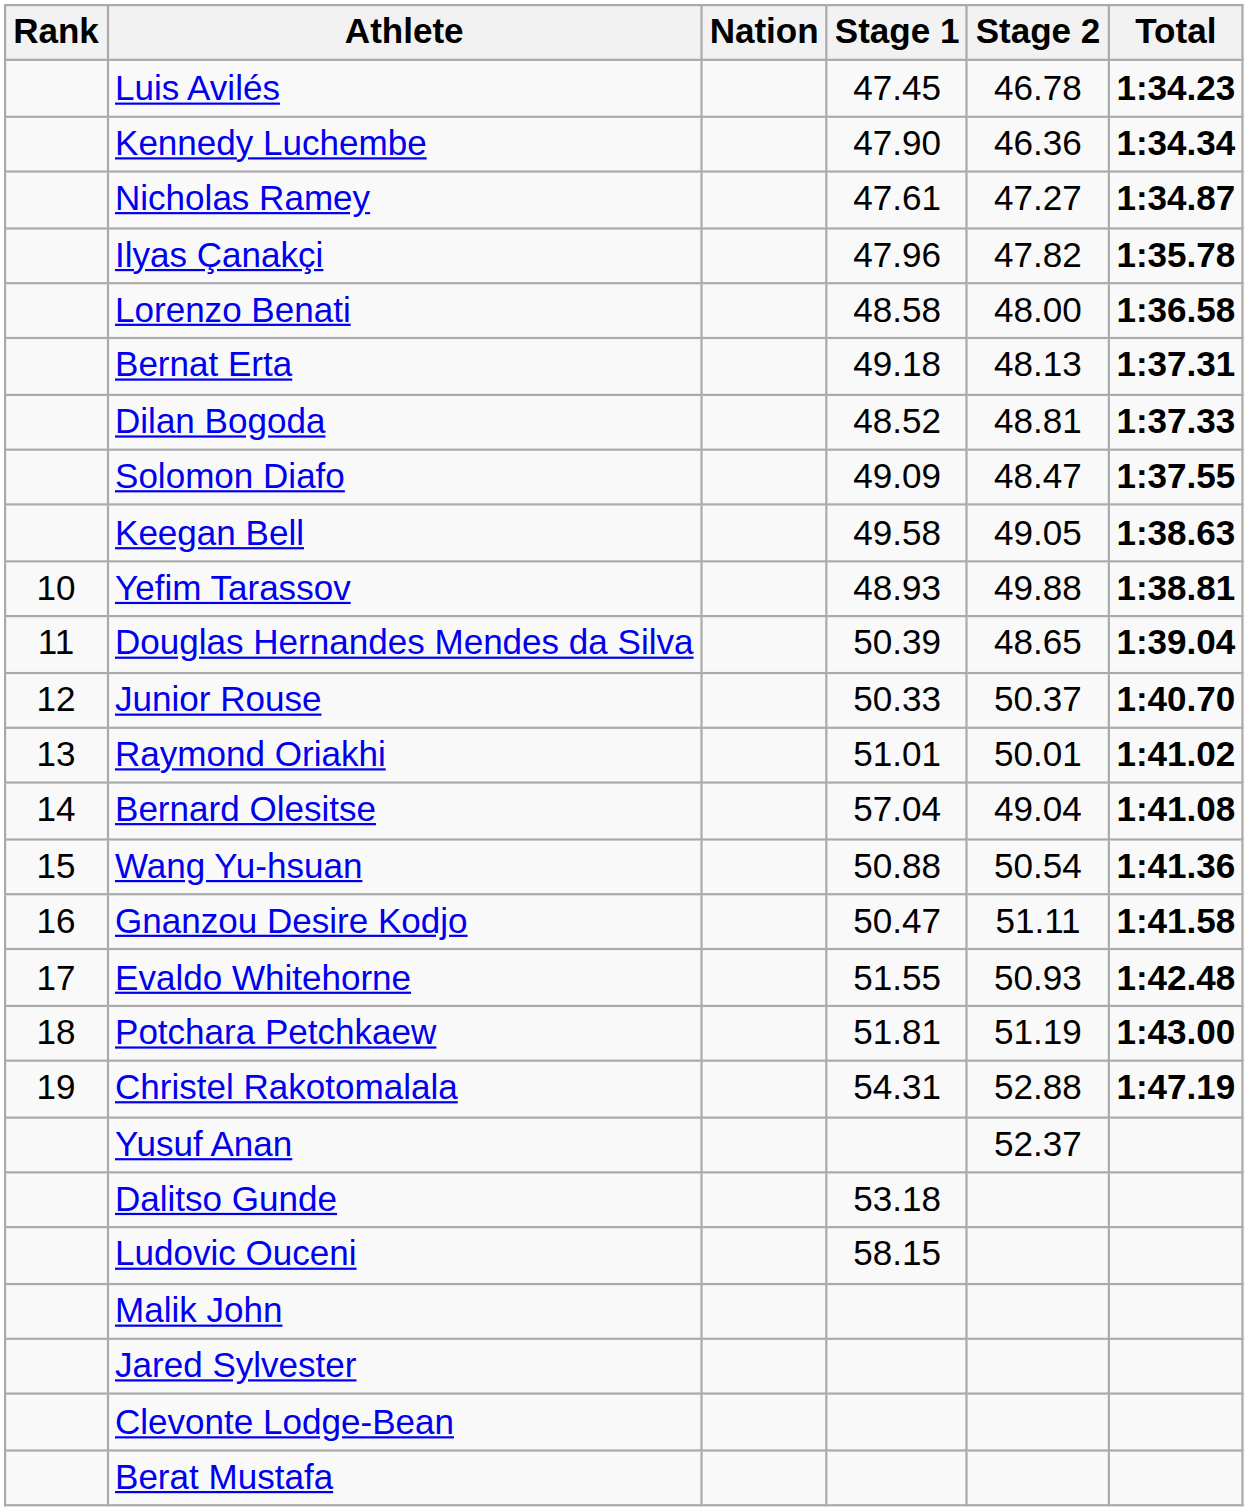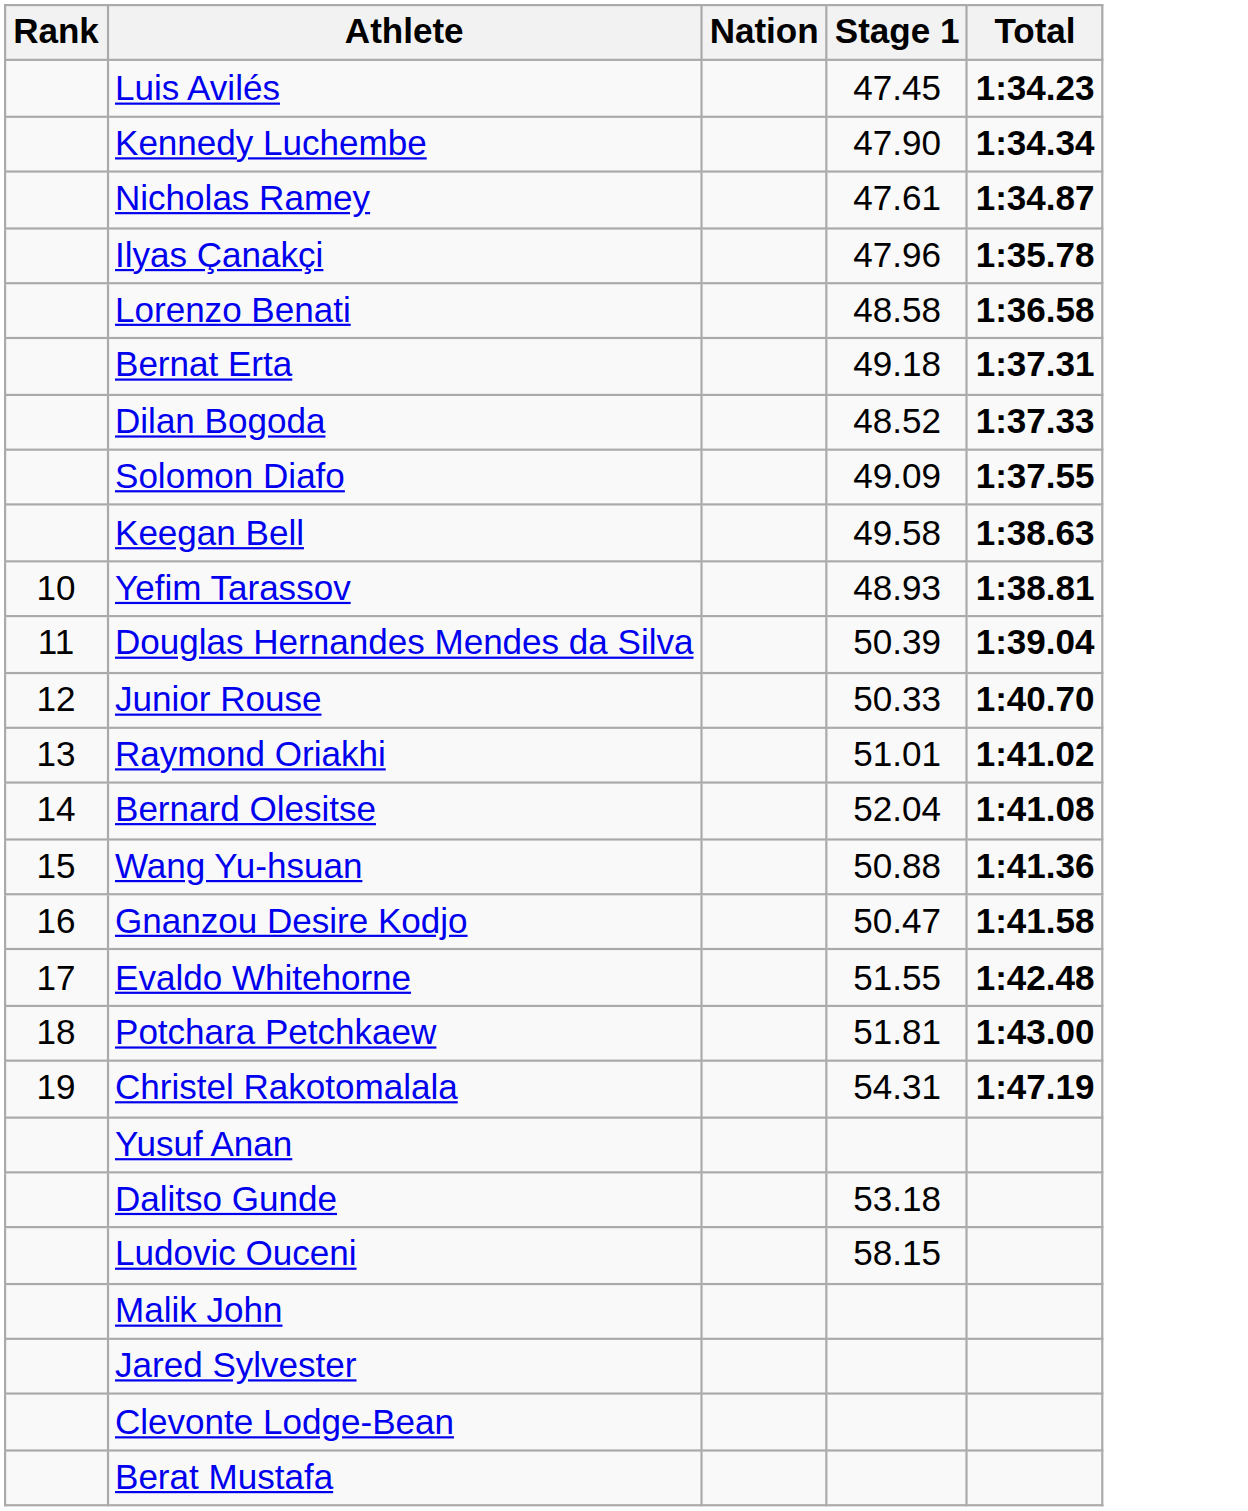- column: (1038, 32)
(897, 810) 57.04 -> (897, 810) 52.04
